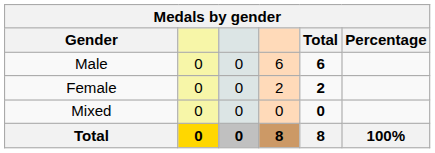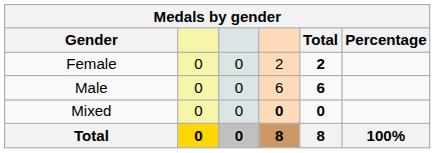rows swapped: (91, 64) <-> (91, 87)
(279, 111) normal -> (279, 111) bold
